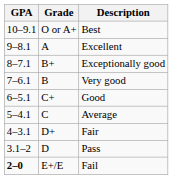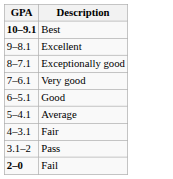- column: (59, 13)
(22, 30) normal -> (22, 30) bold
